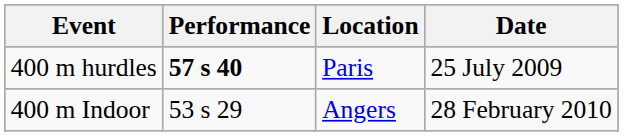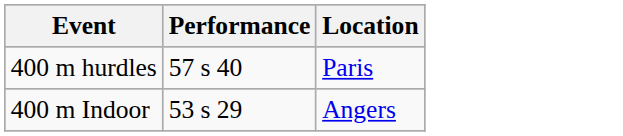- column: (521, 25)
(206, 67) bold -> (206, 67) normal
